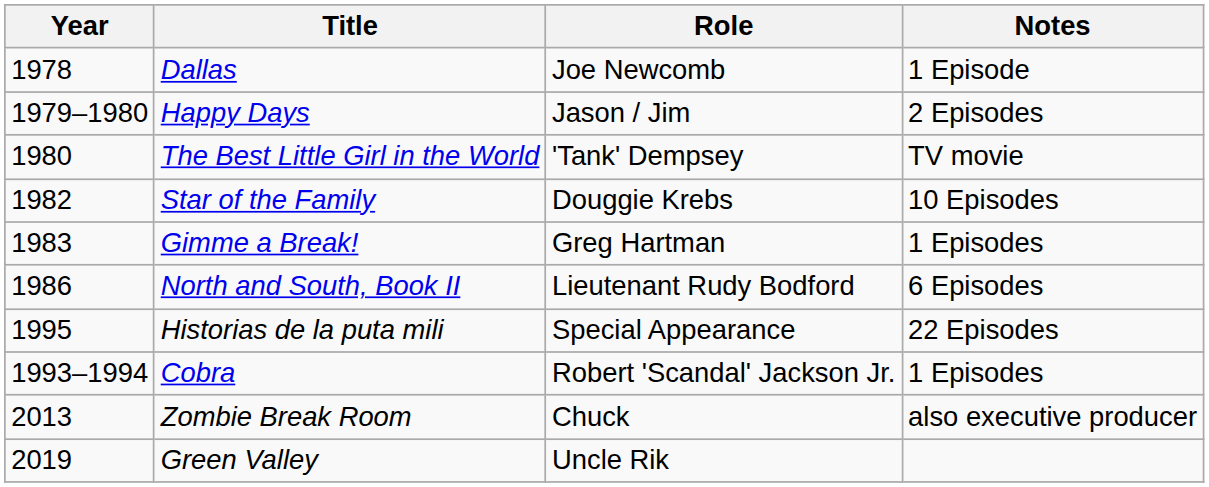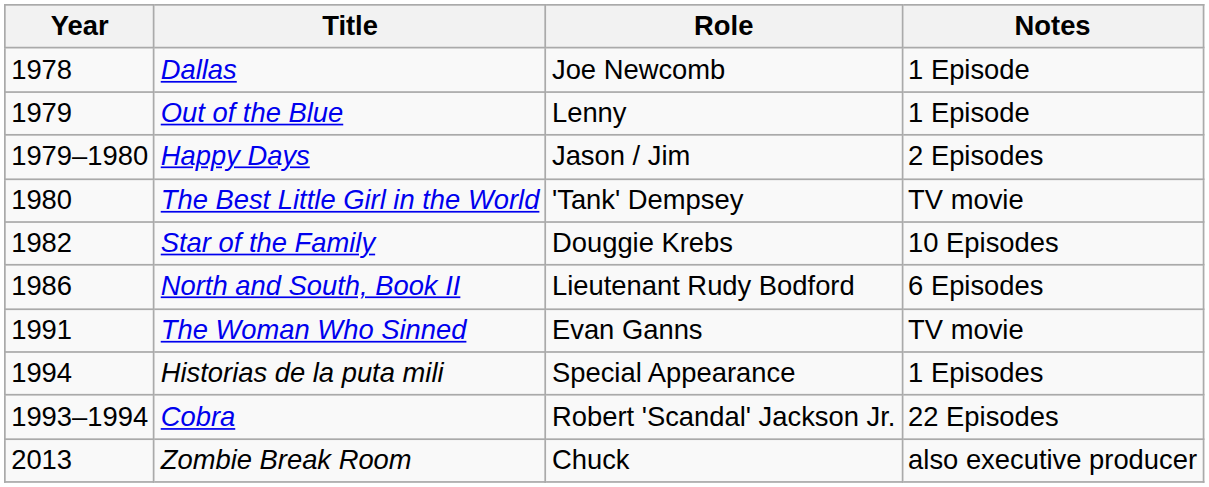+ row: (252, 112)
- row: (260, 243)
+ row: (314, 329)
(42, 329) 1995 -> (42, 373) 1994
(983, 329) 22 Episodes -> (976, 373) 1 Episodes
(976, 373) 1 Episodes -> (983, 416) 22 Episodes
- row: (239, 460)
